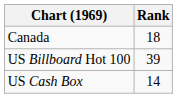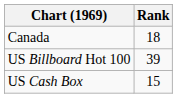(153, 81) 14 -> (153, 81) 15
